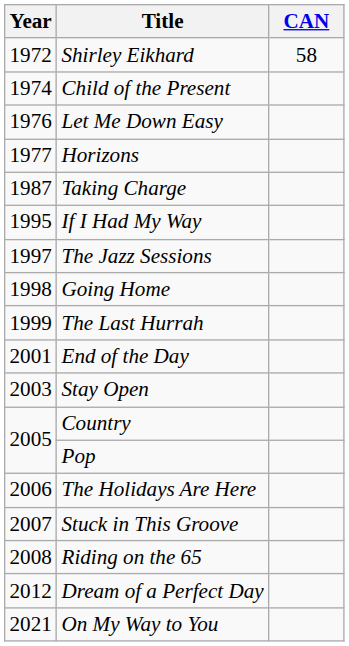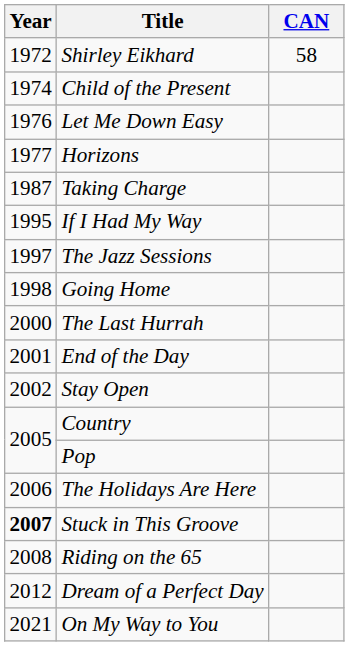(31, 322) 1999 -> (31, 322) 2000
(31, 389) 2003 -> (31, 389) 2002
(31, 523) normal -> (31, 523) bold
